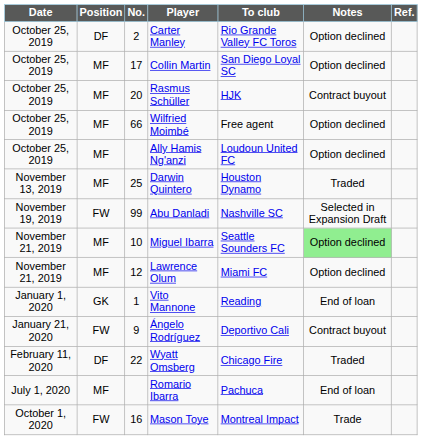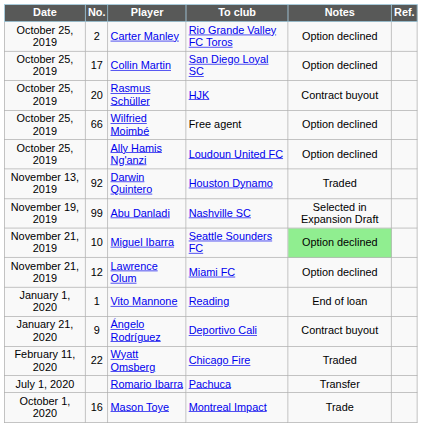- column: (101, 13)
(136, 183) 25 -> (97, 183) 92
(348, 390) End of loan -> (340, 384) Transfer
